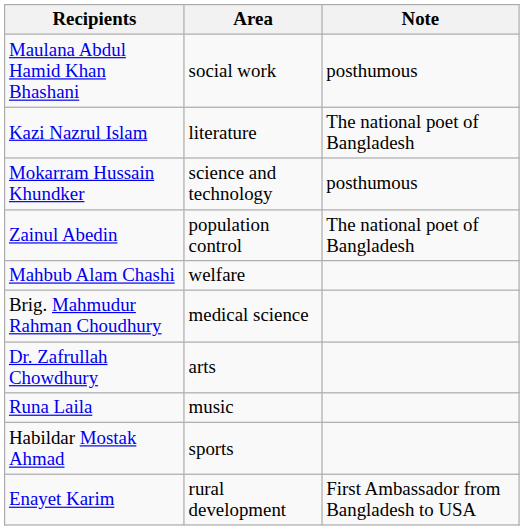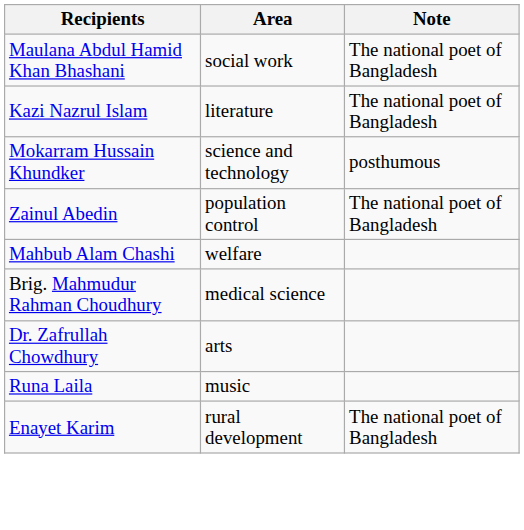(372, 70) posthumous -> (425, 60) The national poet of Bangladesh
- row: (73, 448)
(413, 499) First Ambassador from Bangladesh to USA -> (425, 427) The national poet of Bangladesh
